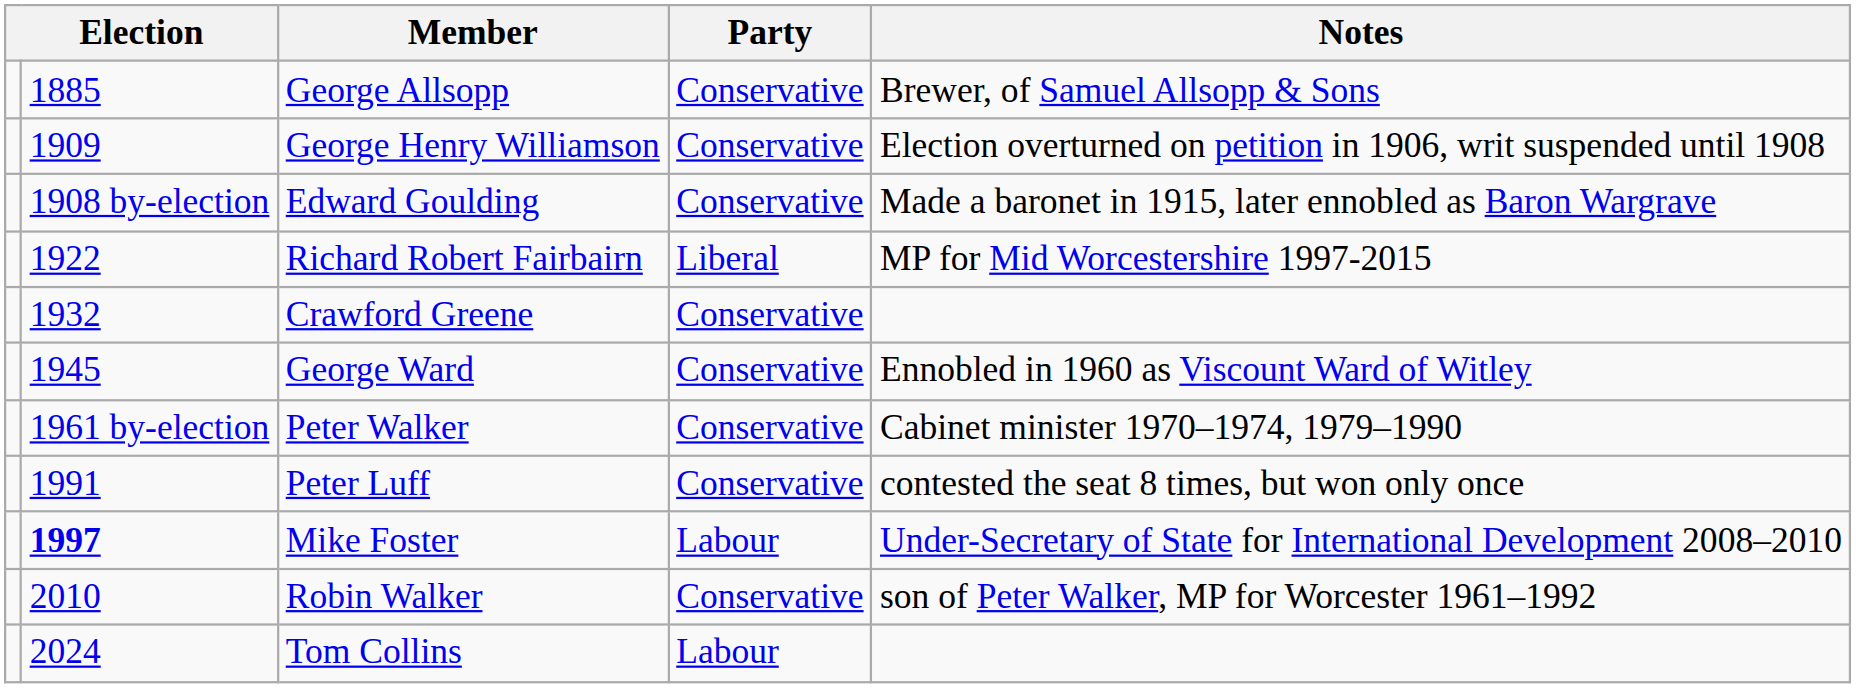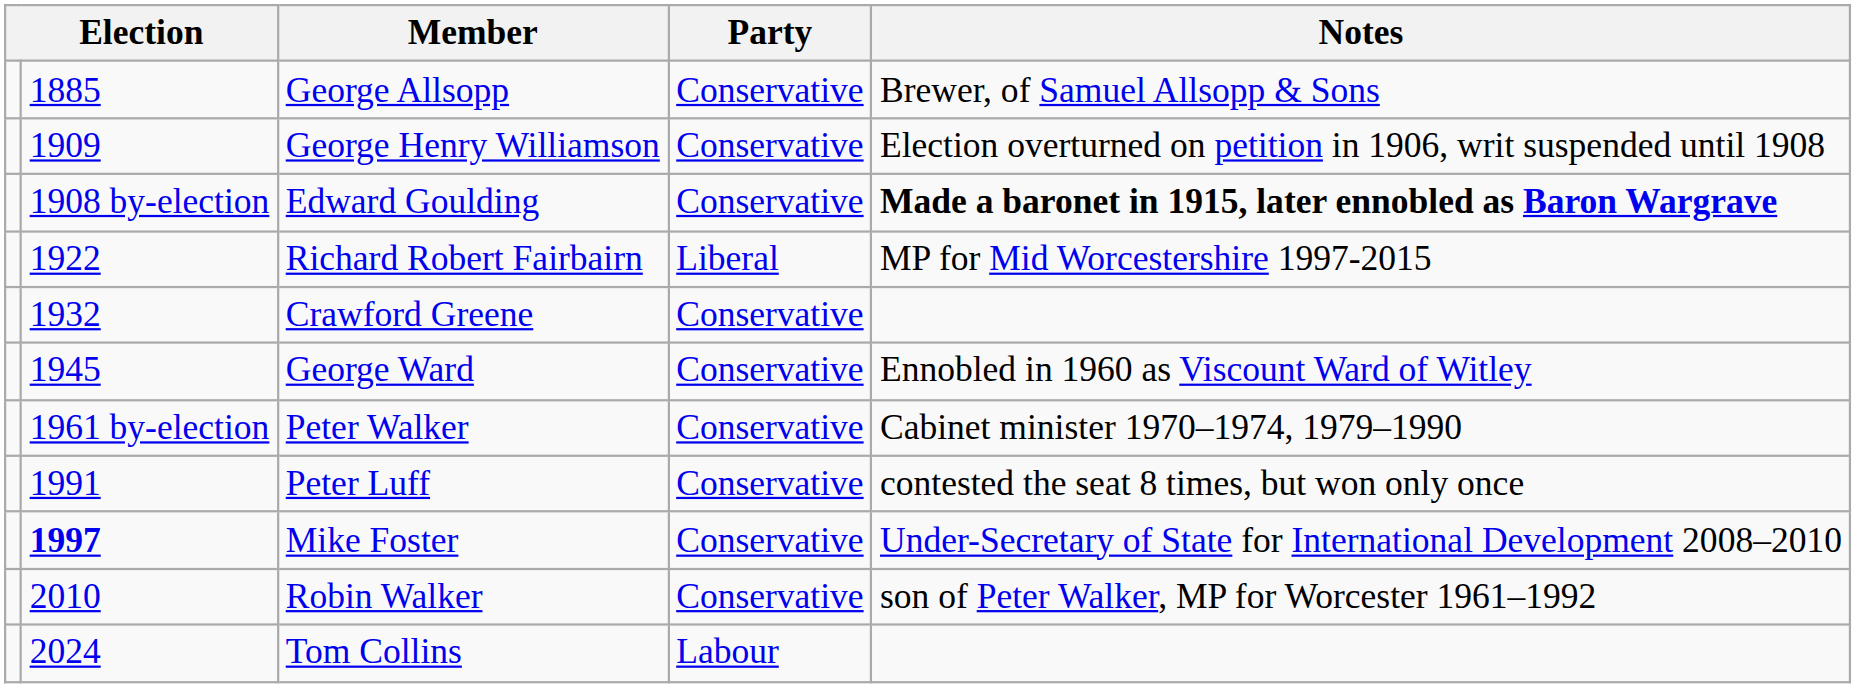(1298, 201) normal -> (1329, 201) bold
(727, 539) Labour -> (770, 539) Conservative
